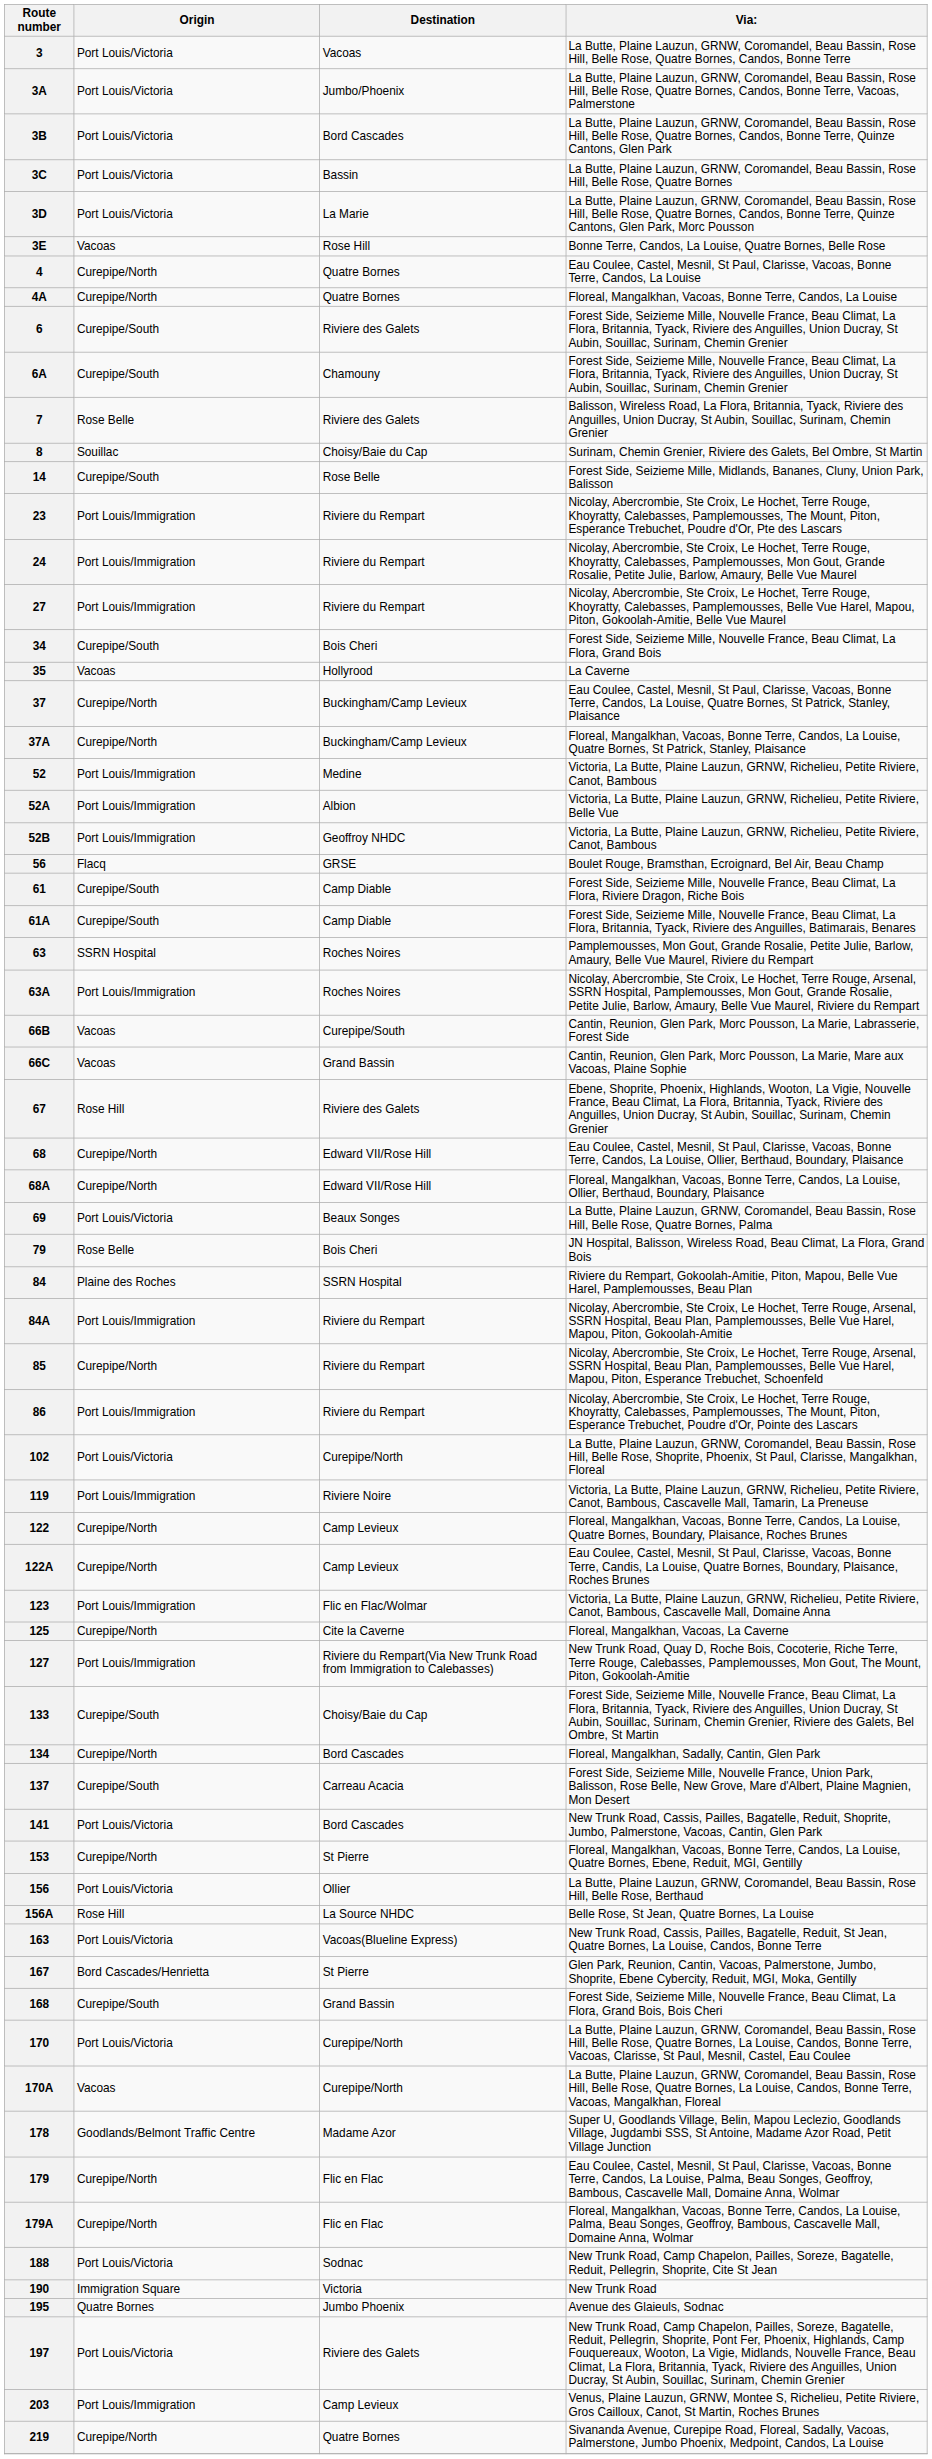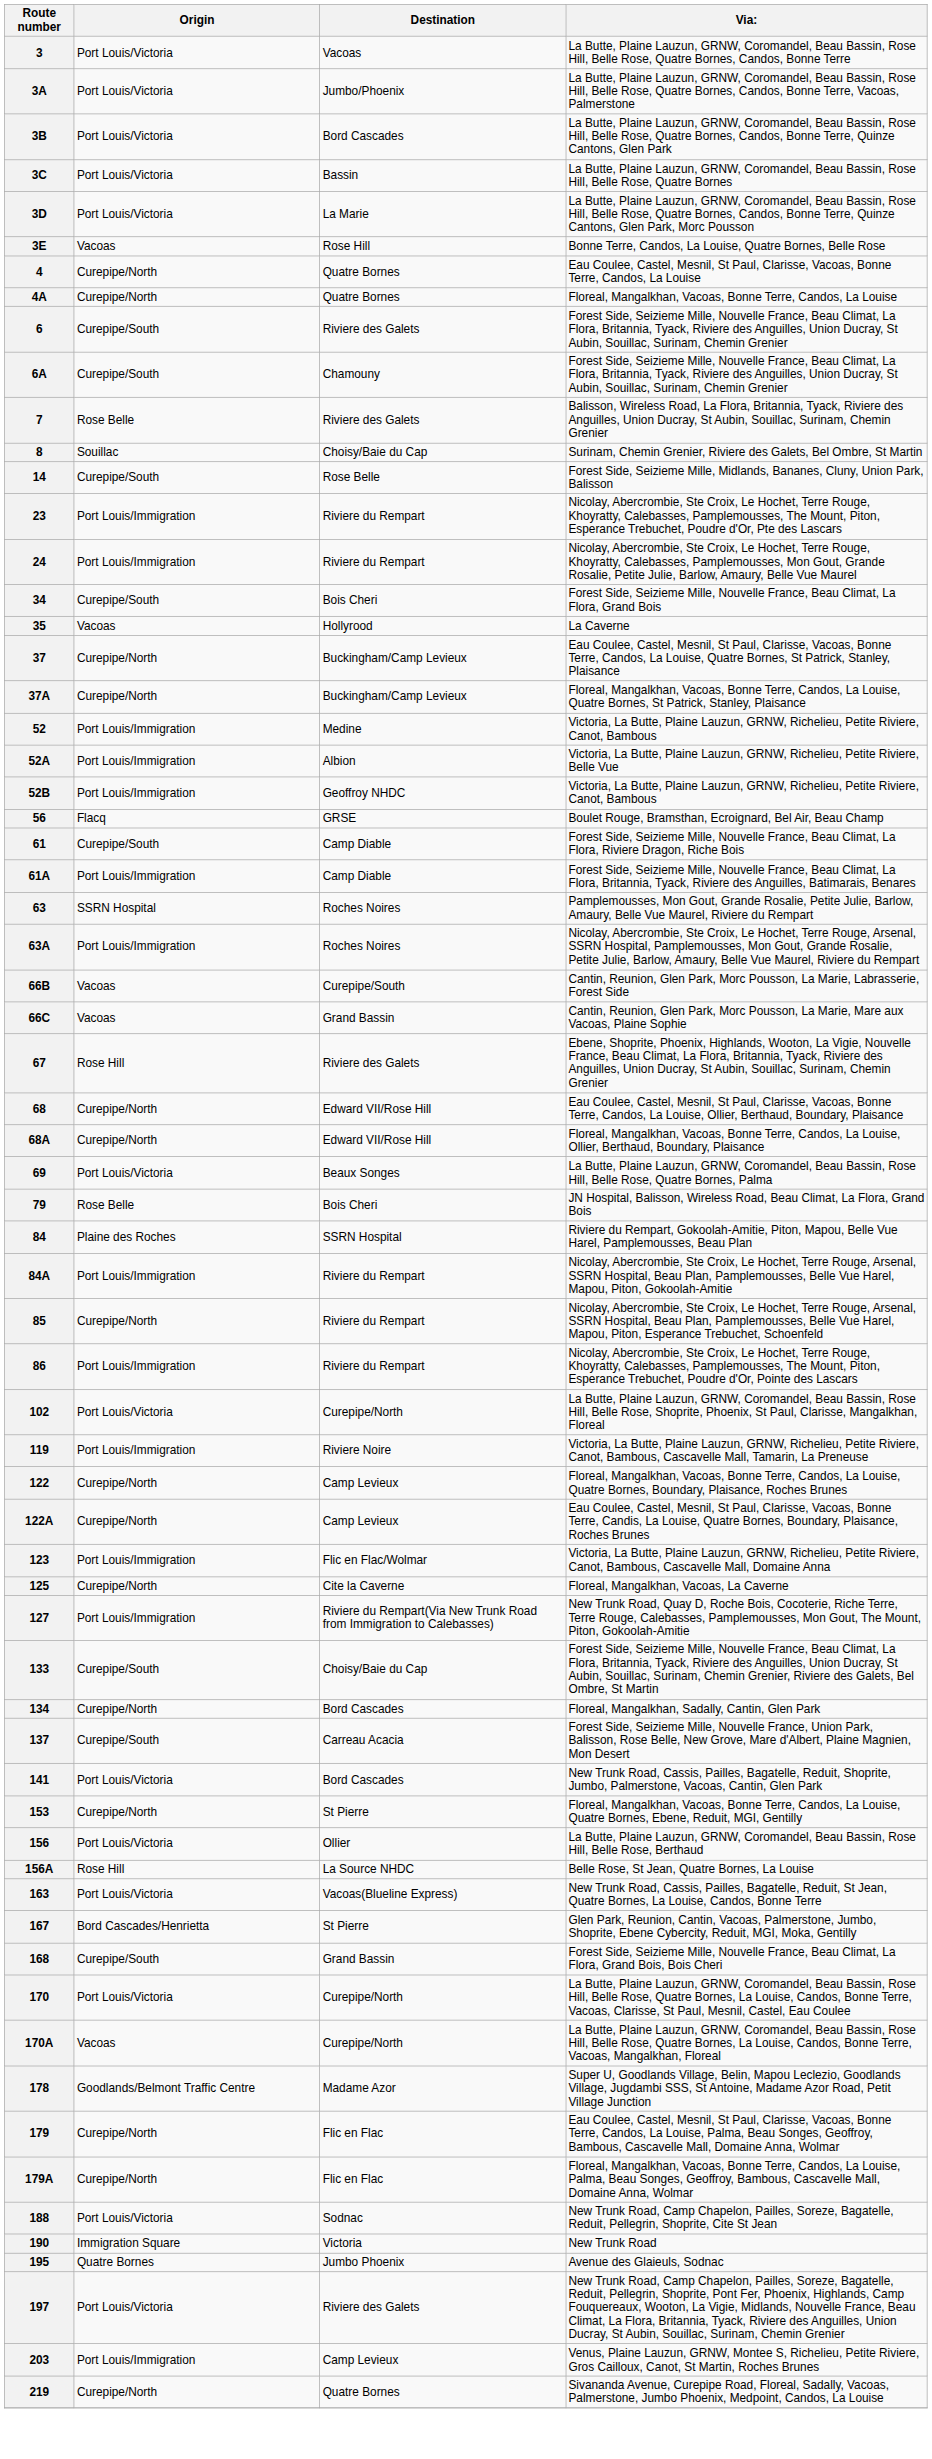- row: (39, 607)
(118, 921) Curepipe/South -> (136, 876) Port Louis/Immigration
